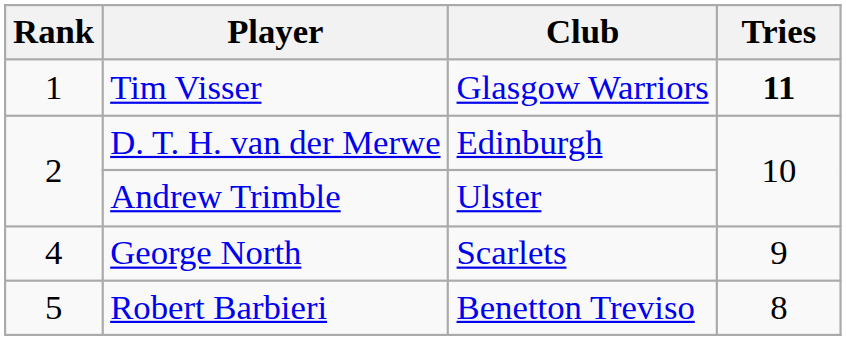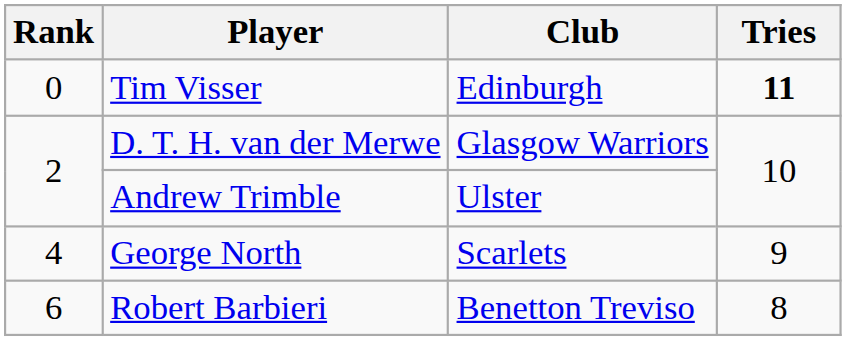(54, 87) 1 -> (54, 87) 0
(583, 87) Glasgow Warriors -> (530, 87) Edinburgh
(530, 142) Edinburgh -> (583, 142) Glasgow Warriors
(54, 307) 5 -> (54, 307) 6
